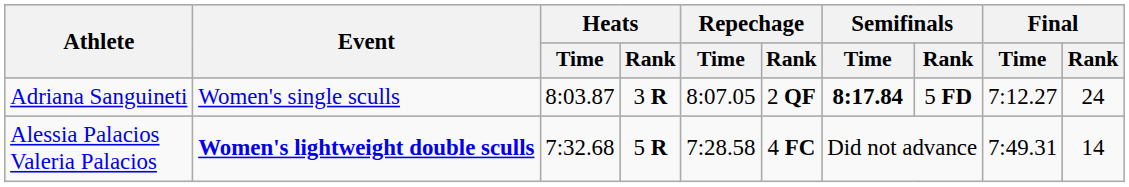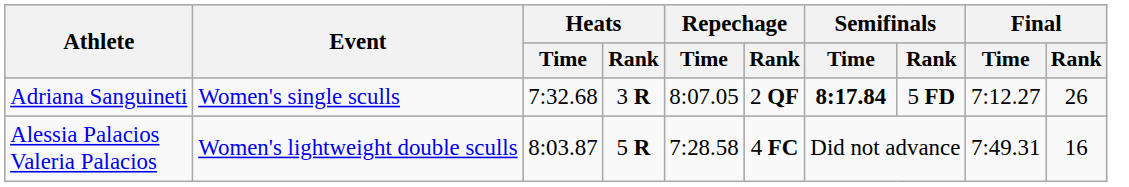(580, 97) 8:03.87 -> (563, 97) 7:32.68
(1093, 97) 24 -> (1076, 97) 26
(366, 148) bold -> (358, 148) normal
(580, 148) 7:32.68 -> (563, 148) 8:03.87
(1093, 148) 14 -> (1076, 148) 16
